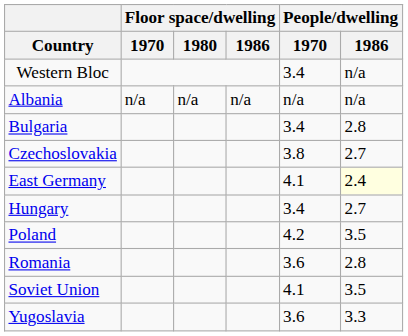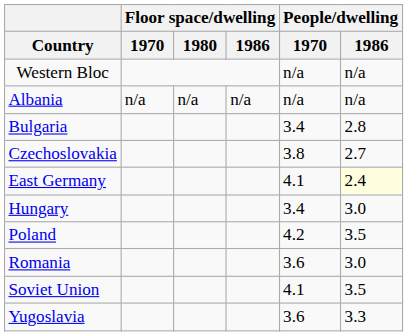(294, 72) 3.4 -> (294, 72) n/a
(355, 208) 2.7 -> (355, 208) 3.0
(355, 262) 2.8 -> (355, 262) 3.0
